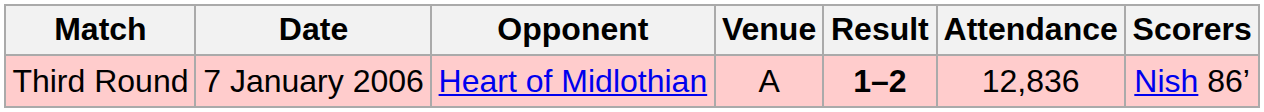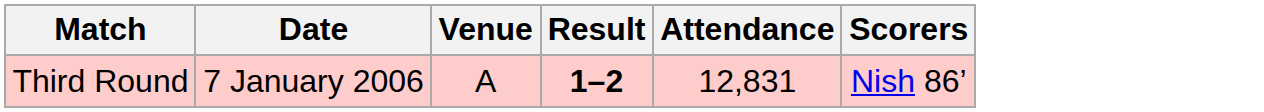- column: (573, 29)
(1031, 80) 12,836 -> (747, 80) 12,831
